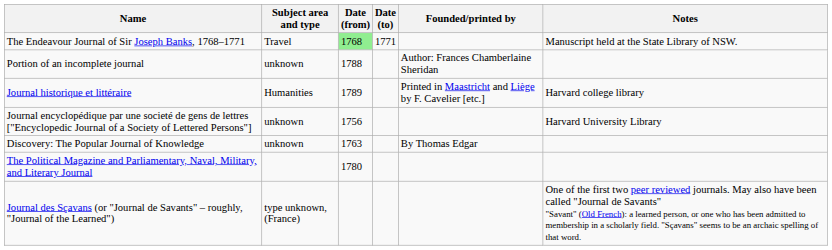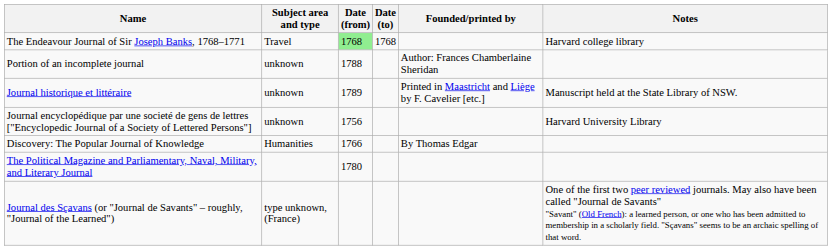(385, 41) 1771 -> (385, 41) 1768
(641, 41) Manuscript held at the State Library of NSW. -> (595, 41) Harvard college library
(289, 92) Humanities -> (284, 92) unknown
(595, 92) Harvard college library -> (641, 92) Manuscript held at the State Library of NSW.
(284, 144) unknown -> (289, 144) Humanities
(351, 144) 1763 -> (351, 144) 1766
